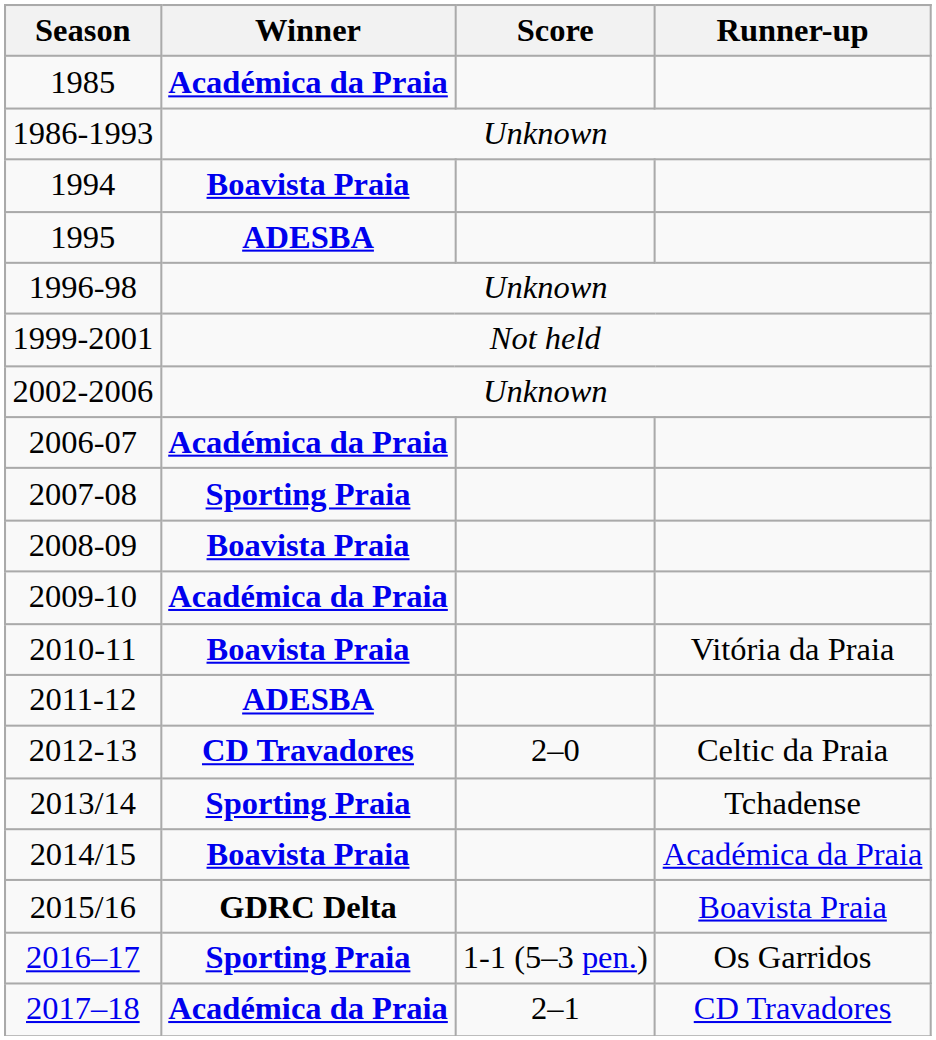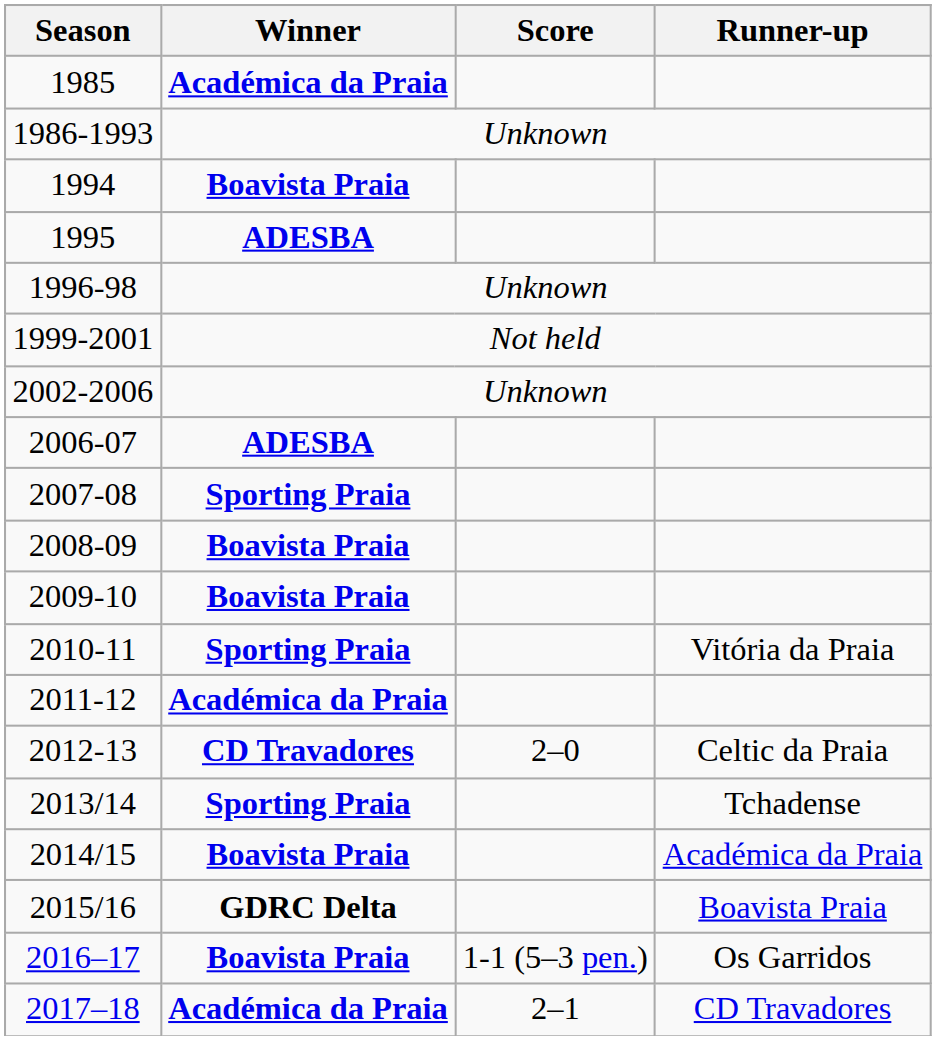(308, 442) Académica da Praia -> (308, 442) ADESBA
(308, 596) Académica da Praia -> (308, 596) Boavista Praia
(308, 648) Boavista Praia -> (308, 648) Sporting Praia
(308, 699) ADESBA -> (308, 699) Académica da Praia
(308, 957) Sporting Praia -> (308, 957) Boavista Praia
